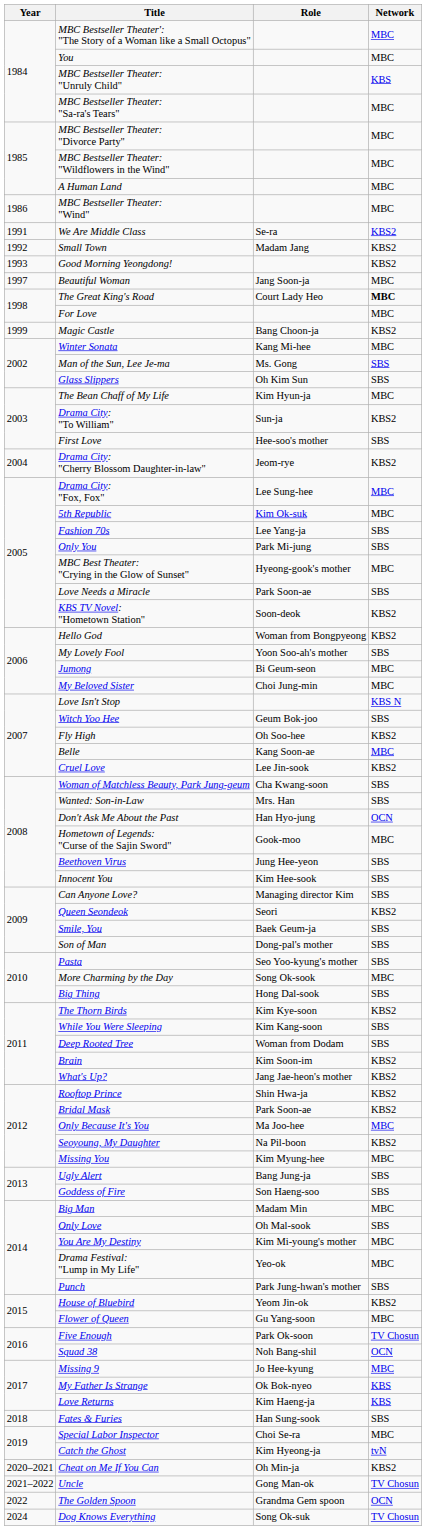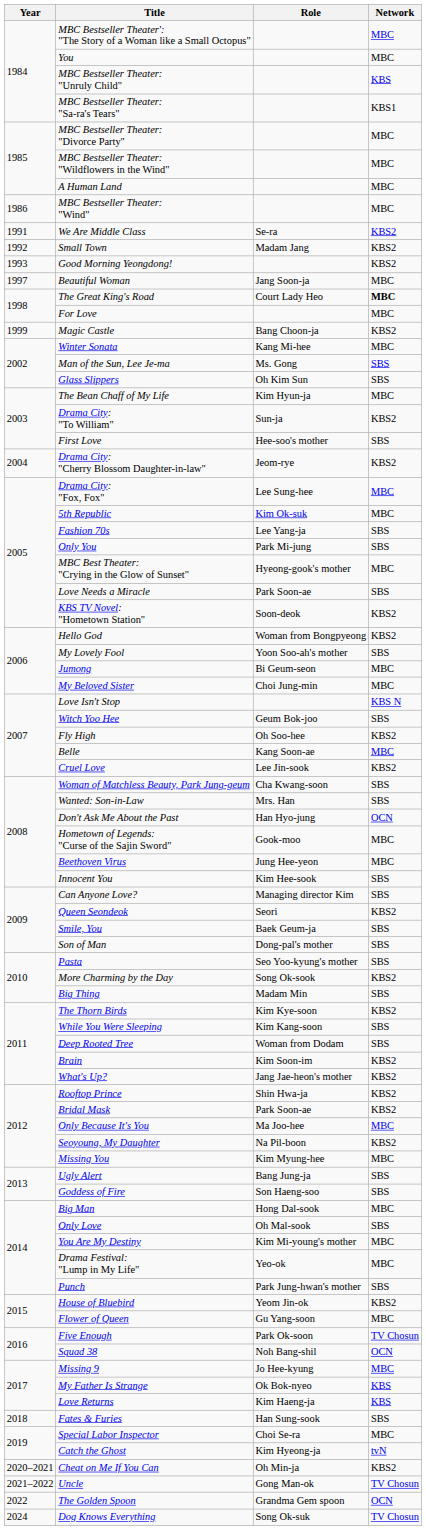(382, 107) MBC -> (384, 107) KBS1
(380, 862) SBS -> (382, 862) MBC
(382, 977) MBC -> (384, 977) KBS2
(287, 994) Hong Dal-sook -> (281, 994) Madam Min
(281, 1208) Madam Min -> (287, 1208) Hong Dal-sook
